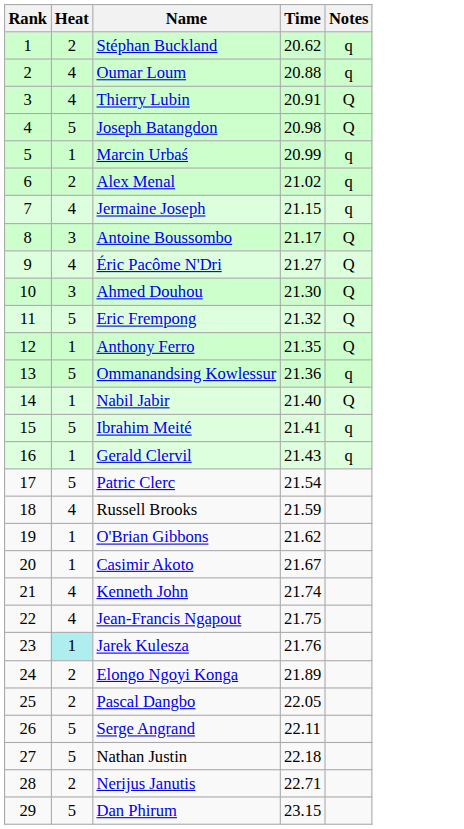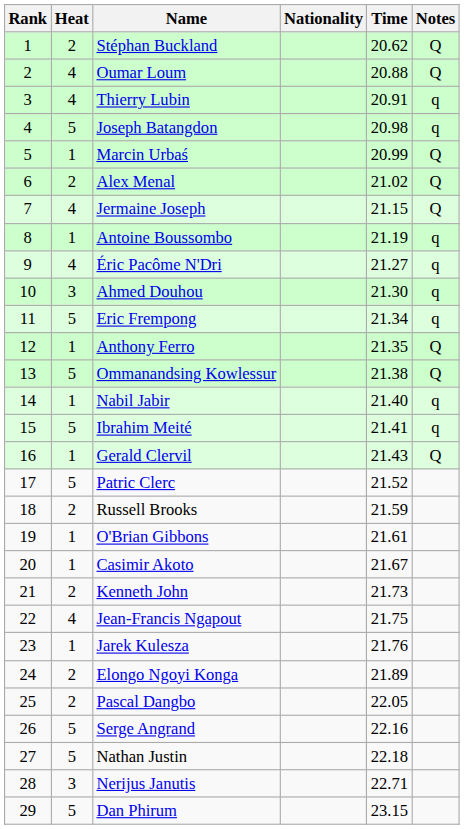+ column: (324, 18)
(349, 45) q -> (435, 45) Q
(349, 72) q -> (435, 72) Q
(349, 100) Q -> (435, 100) q
(349, 127) Q -> (435, 127) q
(349, 154) q -> (435, 154) Q
(349, 182) q -> (435, 182) Q
(349, 209) q -> (435, 209) Q
(72, 236) 3 -> (72, 236) 1
(303, 236) 21.17 -> (389, 236) 21.19
(349, 236) Q -> (435, 236) q
(349, 264) Q -> (435, 264) q
(349, 291) Q -> (435, 291) q
(303, 318) 21.32 -> (389, 318) 21.34
(349, 318) Q -> (435, 318) q
(303, 373) 21.36 -> (389, 373) 21.38
(349, 373) q -> (435, 373) Q
(349, 400) Q -> (435, 400) q
(349, 455) q -> (435, 455) Q
(303, 482) 21.54 -> (389, 482) 21.52
(72, 510) 4 -> (72, 510) 2
(303, 537) 21.62 -> (389, 537) 21.61
(72, 592) 4 -> (72, 592) 2
(303, 592) 21.74 -> (389, 592) 21.73
(72, 646) paleturquoise background -> (72, 646) no background
(303, 728) 22.11 -> (389, 728) 22.16
(72, 783) 2 -> (72, 783) 3
